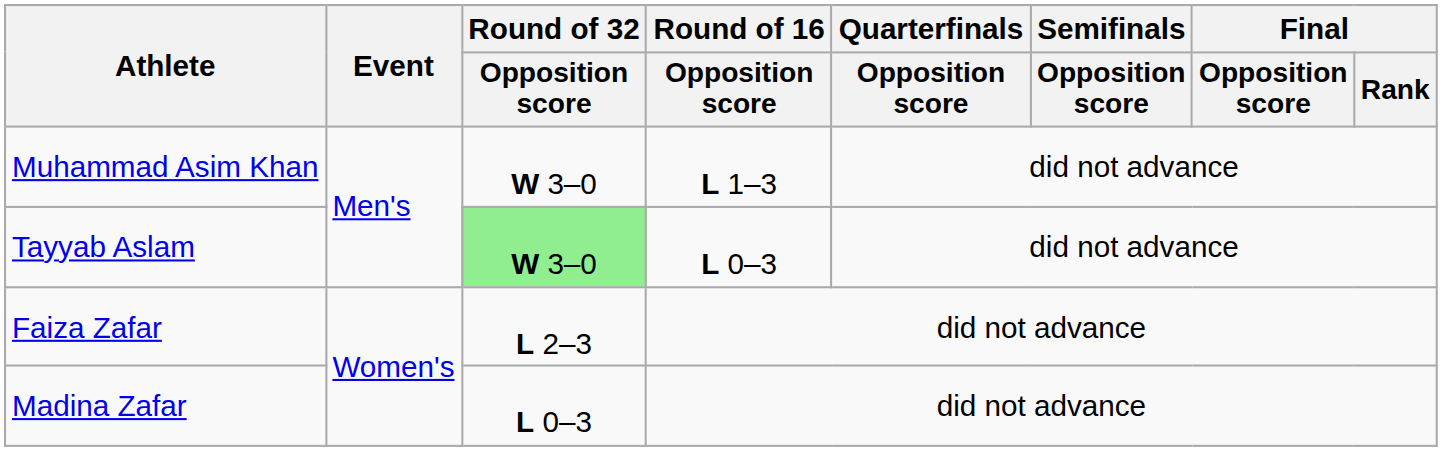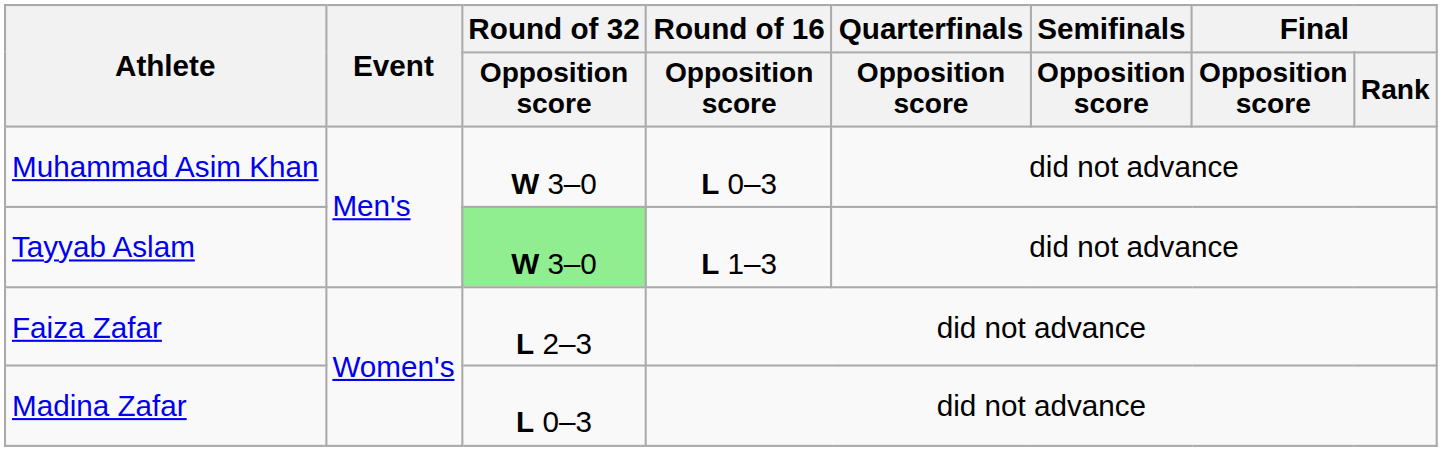(739, 184) L 1–3 -> (739, 184) L 0–3
(739, 264) L 0–3 -> (739, 264) L 1–3
